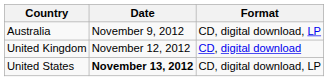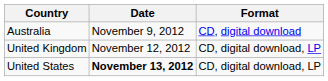(260, 31) CD, digital download, LP -> (250, 31) CD, digital download
(250, 48) CD, digital download -> (260, 48) CD, digital download, LP
